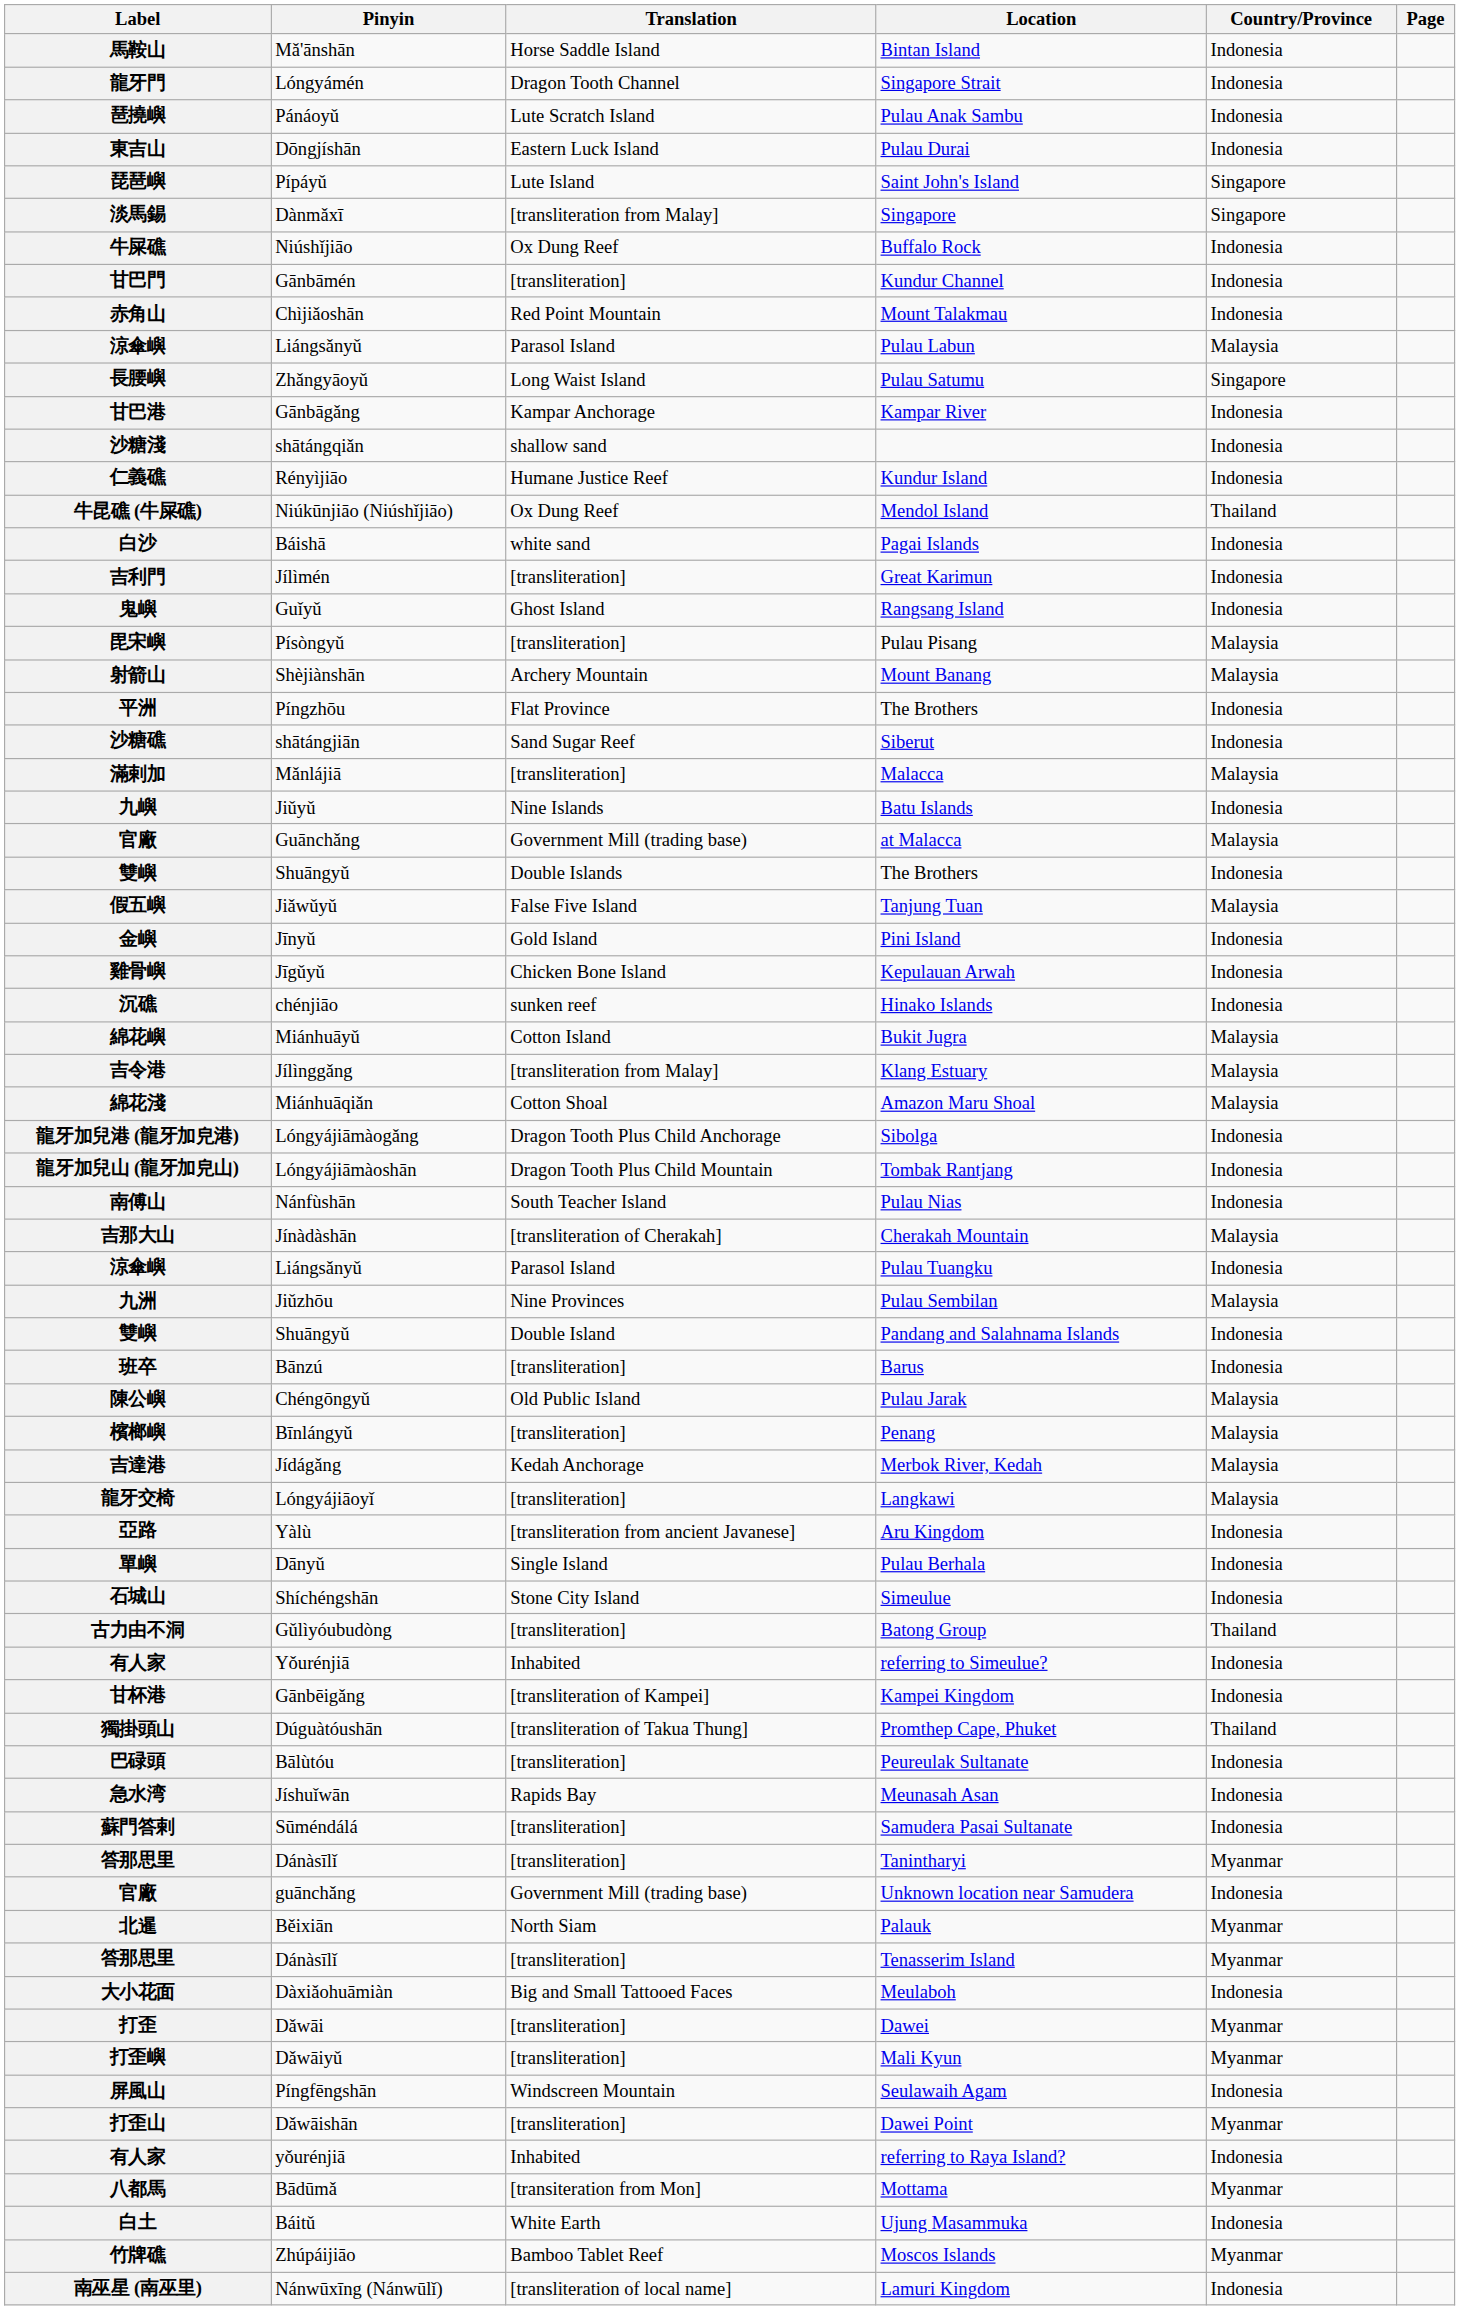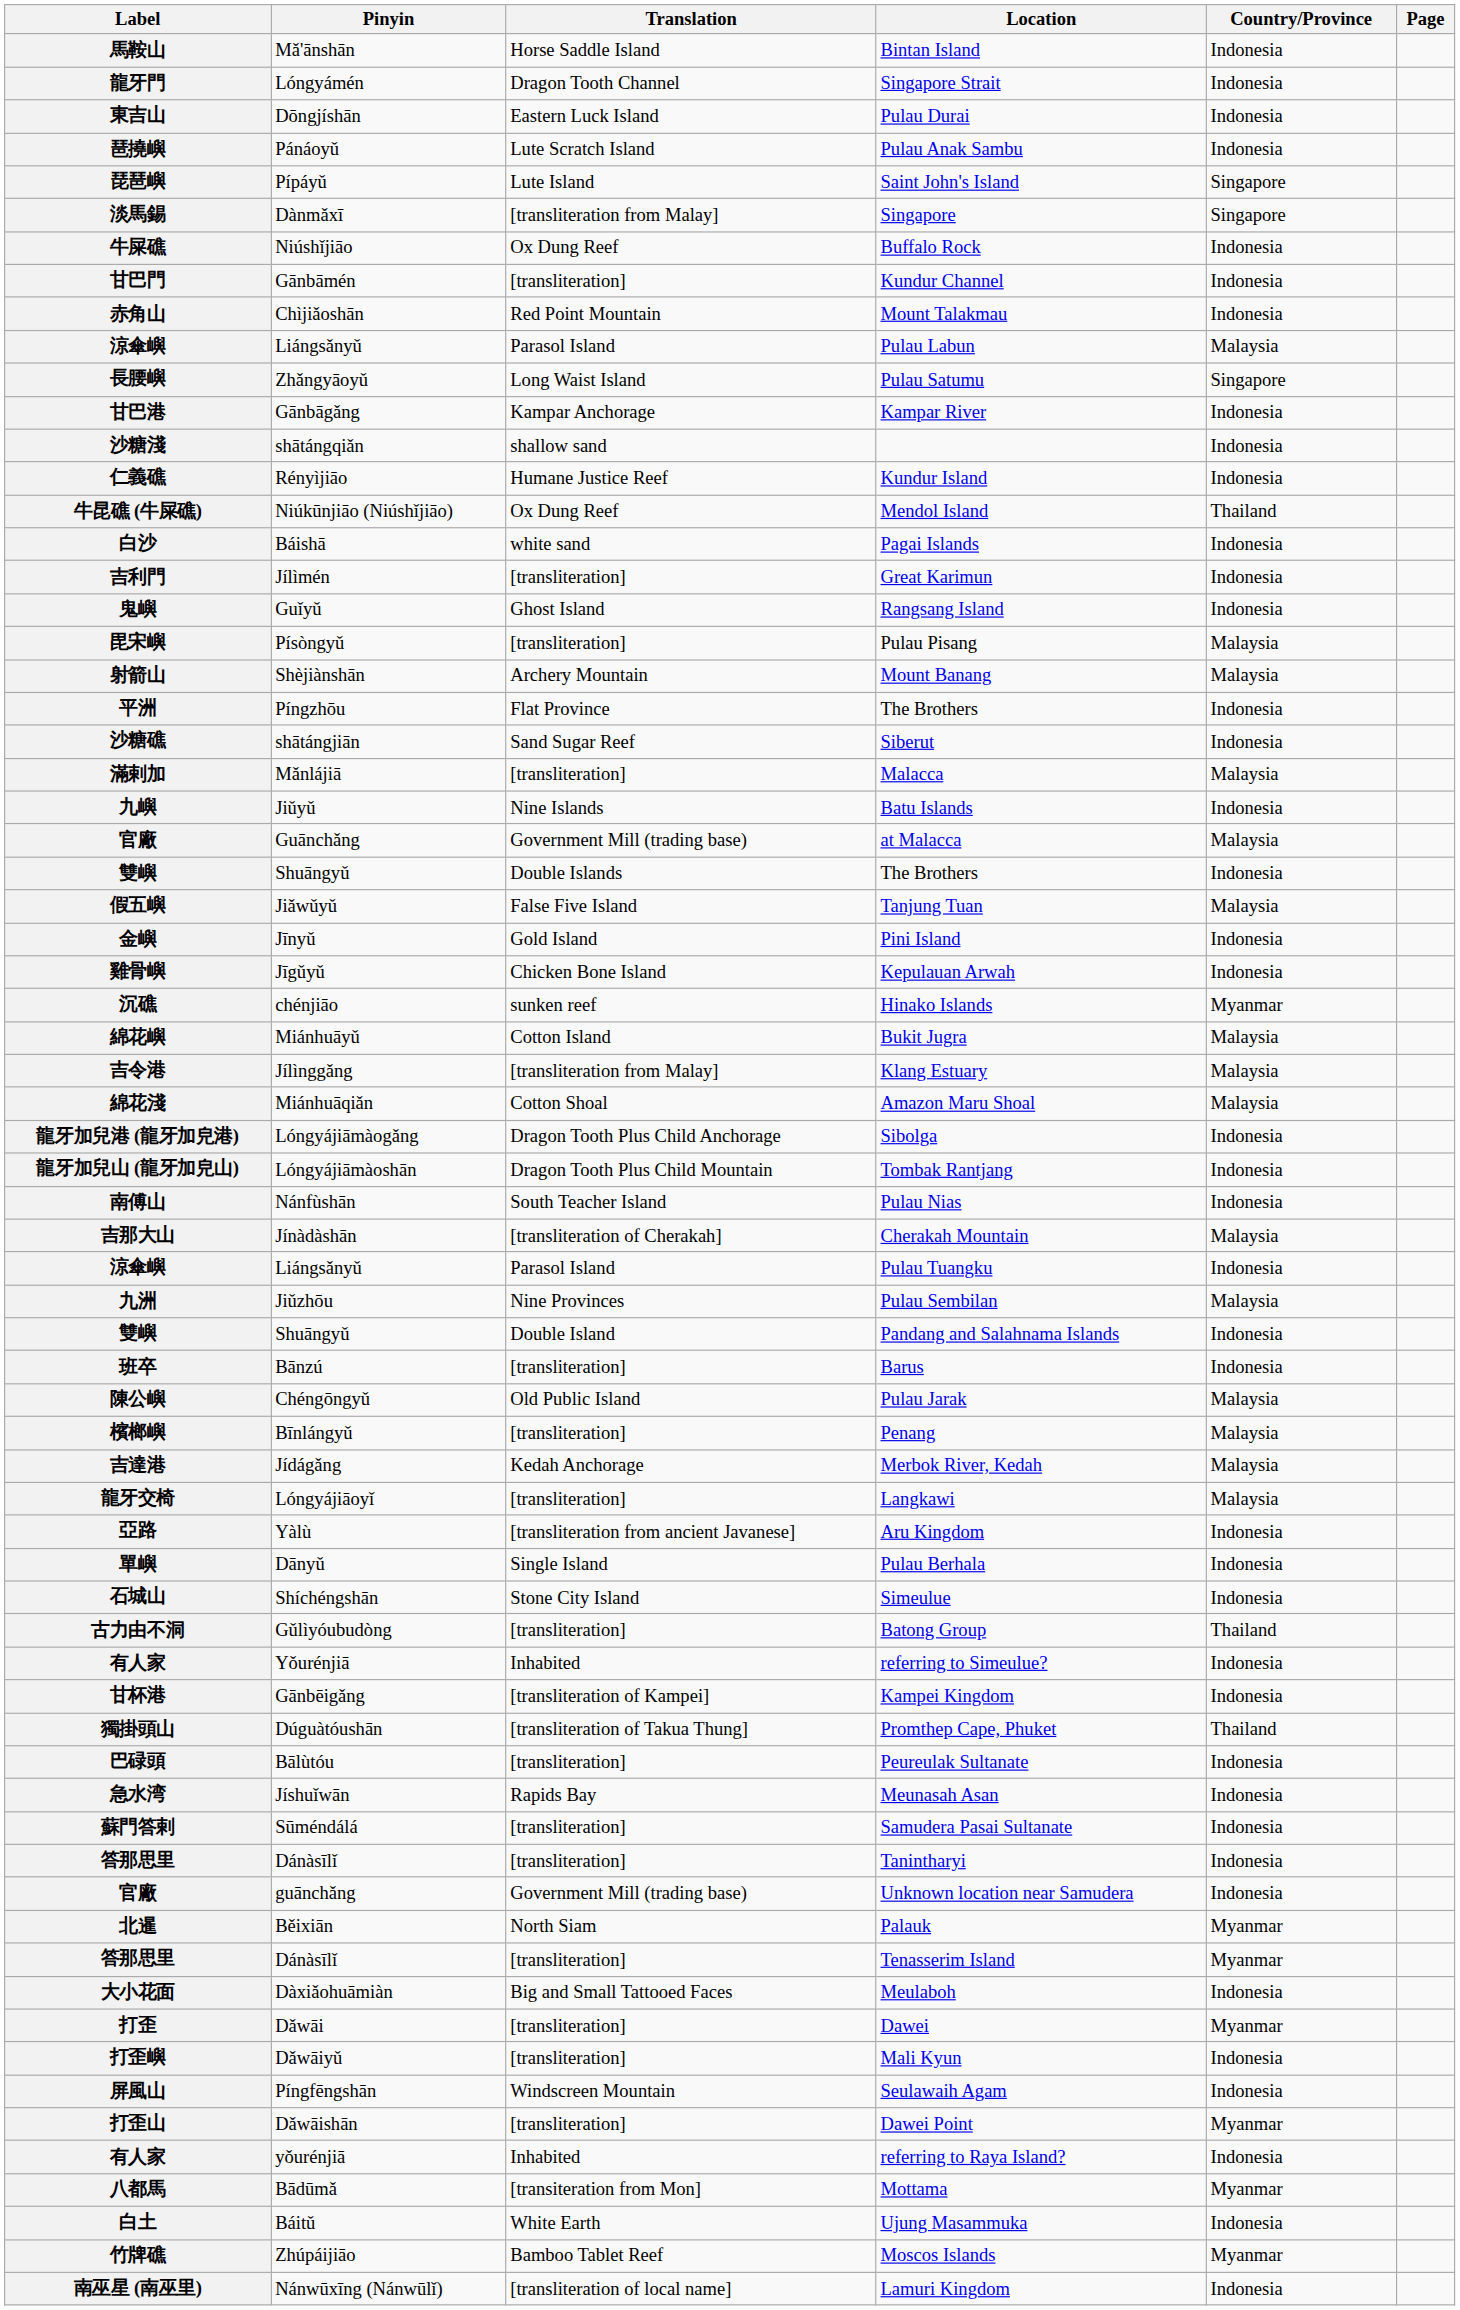rows swapped: (138, 115) <-> (138, 148)
(1247, 1004) Indonesia -> (1247, 1004) Myanmar
(1247, 1860) Myanmar -> (1247, 1860) Indonesia
(1247, 2058) Myanmar -> (1247, 2058) Indonesia
